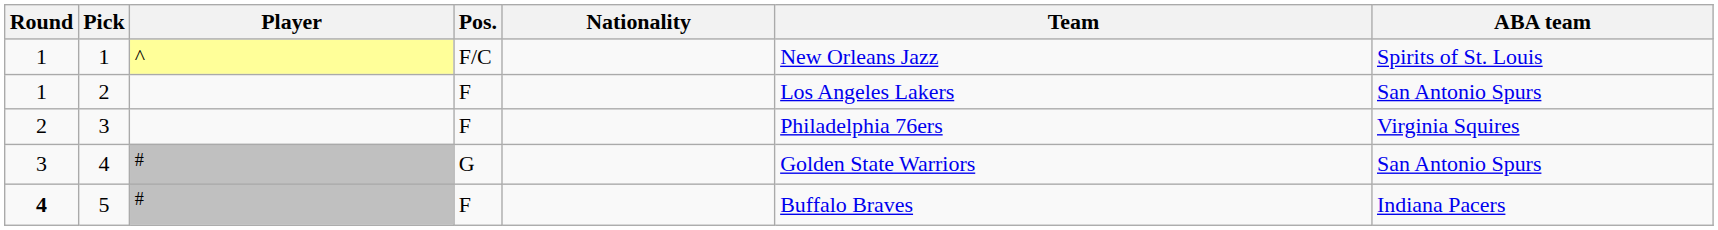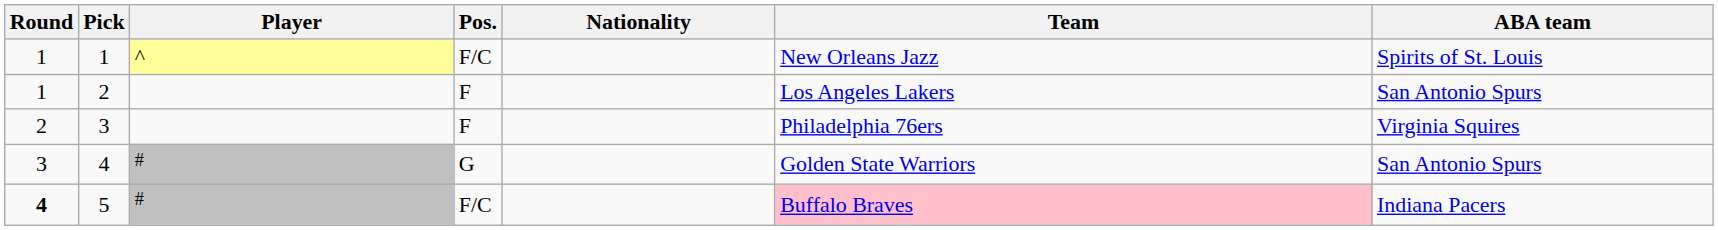(465, 204) F -> (475, 204) F/C
(847, 204) no background -> (847, 204) pink background
